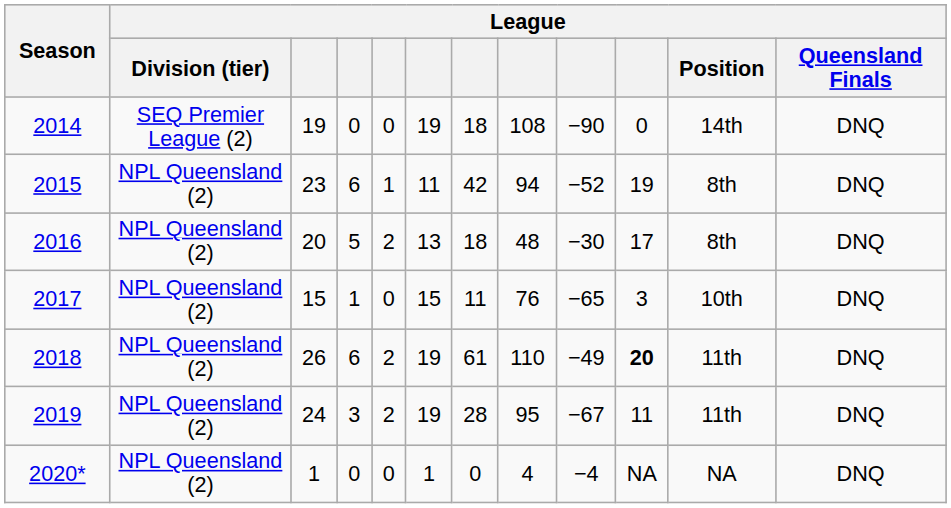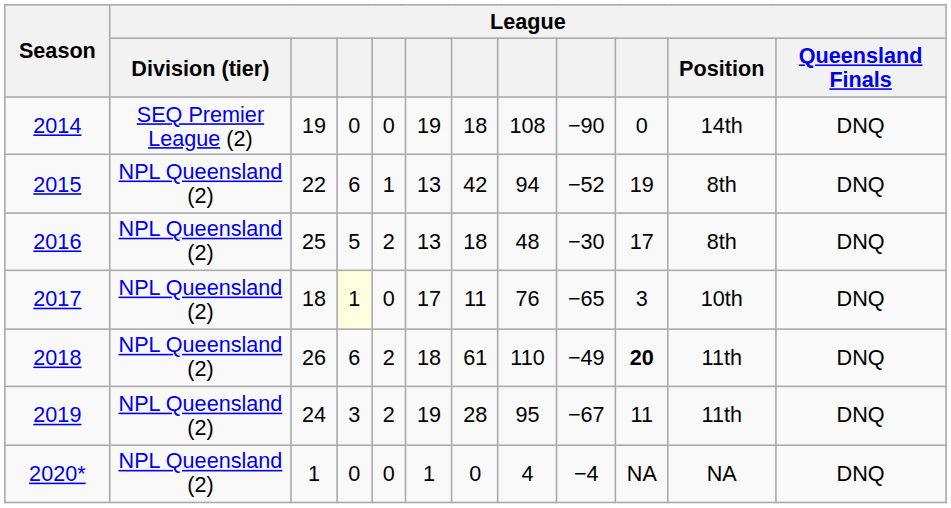(314, 183) 23 -> (314, 183) 22
(429, 183) 11 -> (429, 183) 13
(314, 241) 20 -> (314, 241) 25
(314, 299) 15 -> (314, 299) 18
(354, 299) no background -> (354, 299) lightyellow background
(429, 299) 15 -> (429, 299) 17
(429, 357) 19 -> (429, 357) 18
